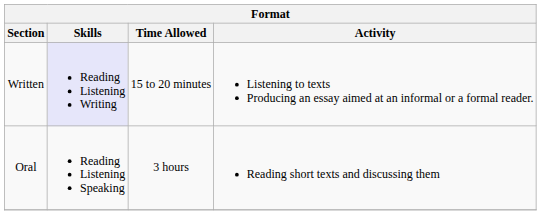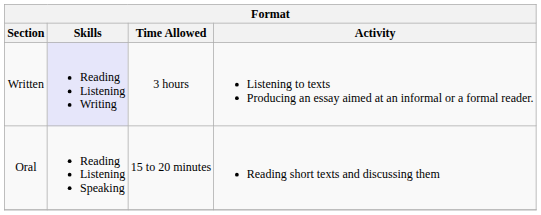(171, 84) 15 to 20 minutes -> (171, 84) 3 hours
(171, 167) 3 hours -> (171, 167) 15 to 20 minutes
